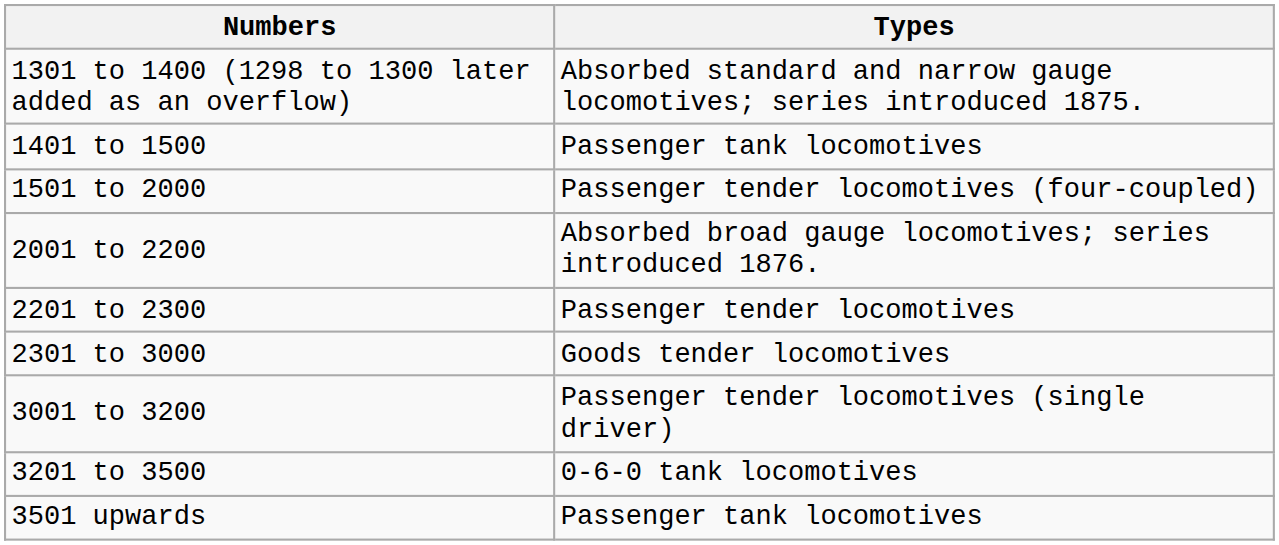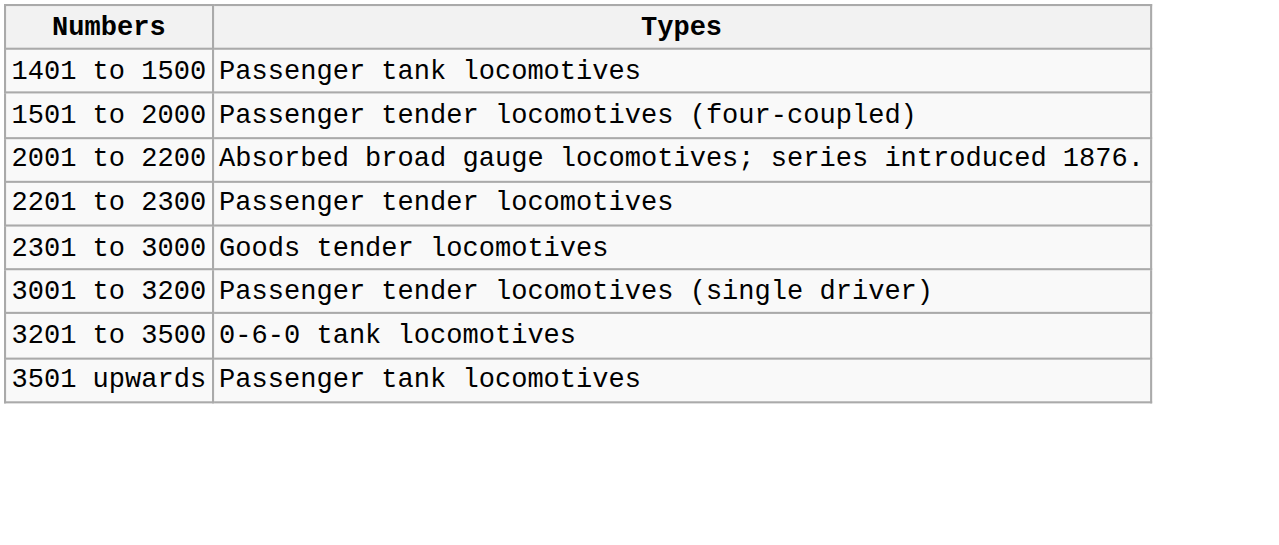- row: (271, 87)
